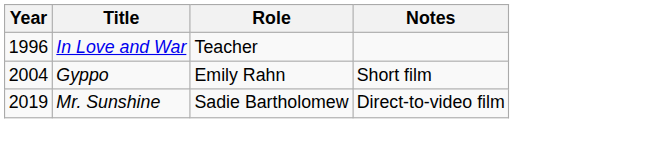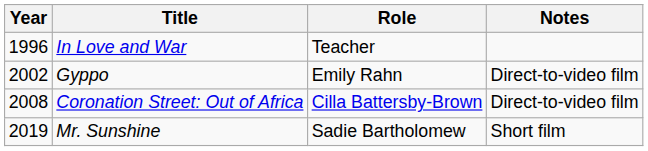(28, 74) 2004 -> (28, 74) 2002
(394, 74) Short film -> (565, 74) Direct-to-video film
+ row: (180, 103)
(431, 103) Direct-to-video film -> (528, 131) Short film
